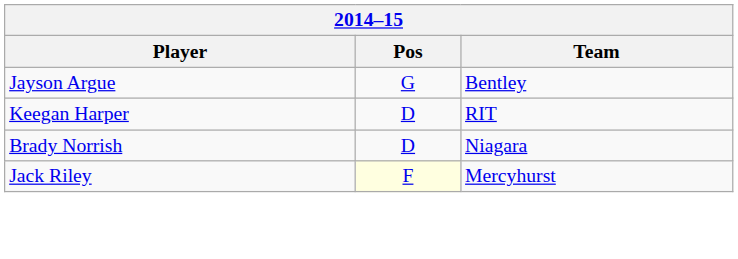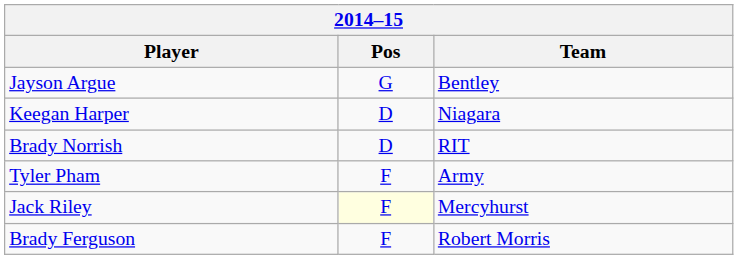(481, 113) RIT -> (469, 113) Niagara
(496, 144) Niagara -> (454, 144) RIT
+ row: (55, 176)
+ row: (72, 238)
